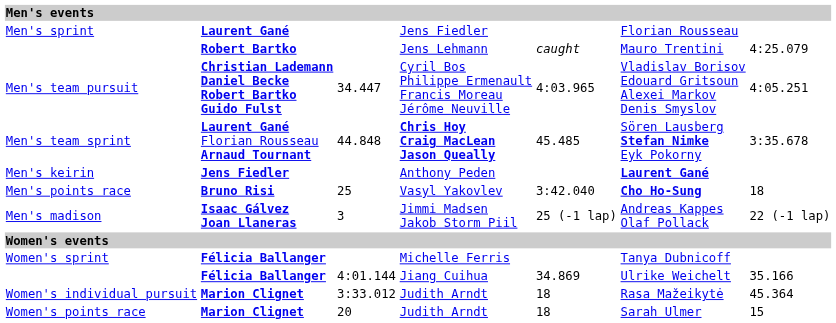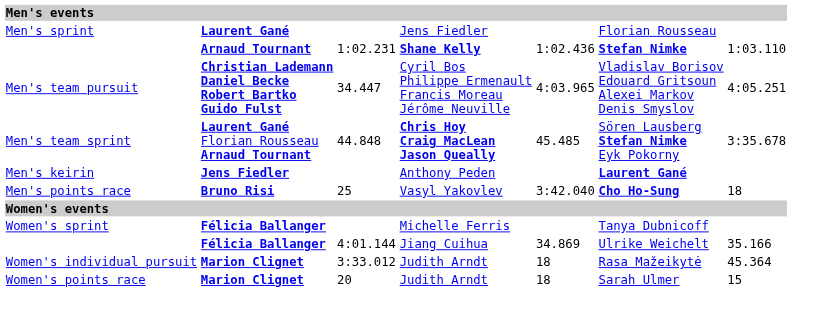+ row: (101, 49)
- row: (101, 49)
- row: (54, 215)
